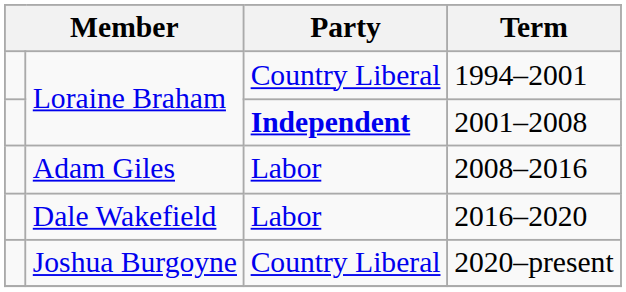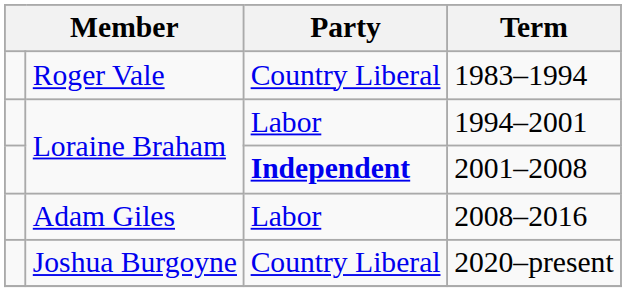+ row: (521, 74)
(346, 74) Country Liberal -> (286, 121) Labor
- row: (521, 215)
